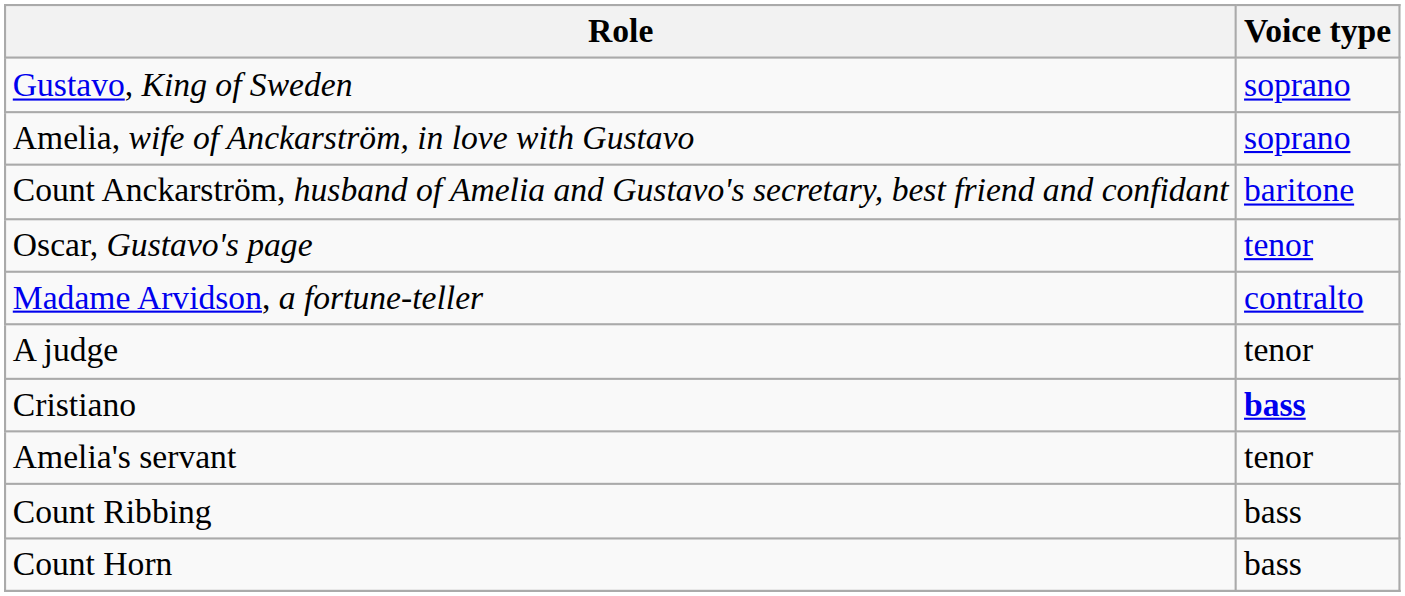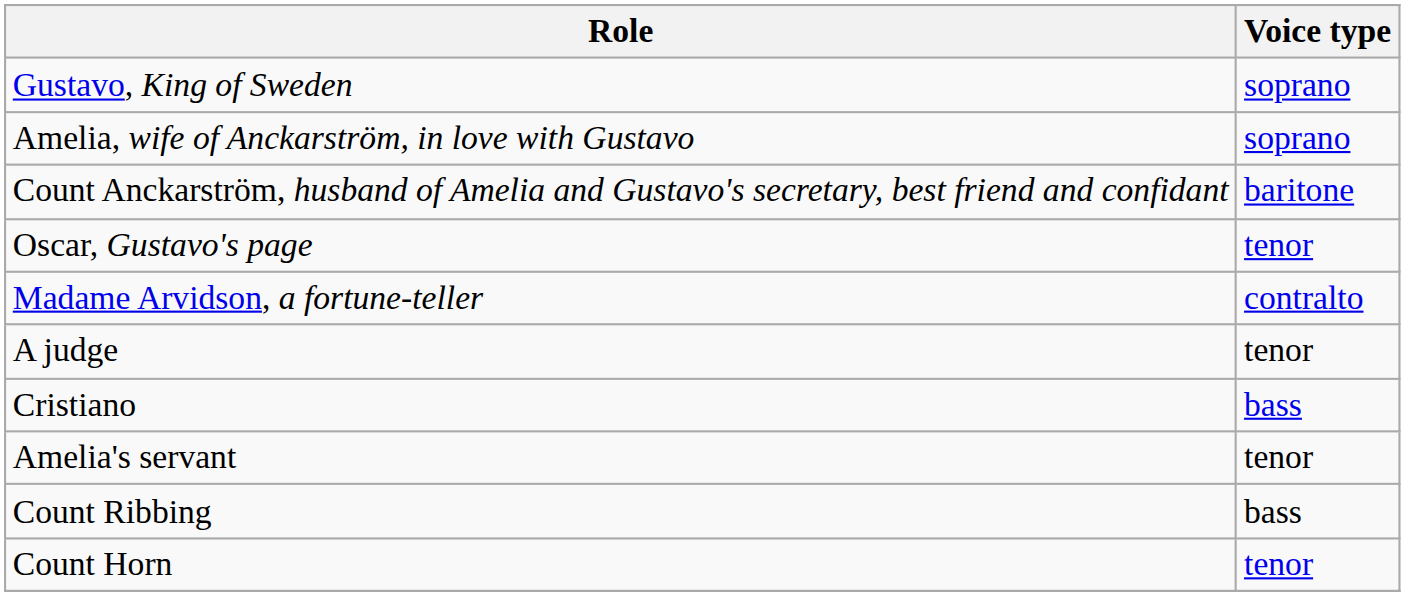(1275, 404) bold -> (1273, 404) normal
(1273, 564) bass -> (1279, 564) tenor
